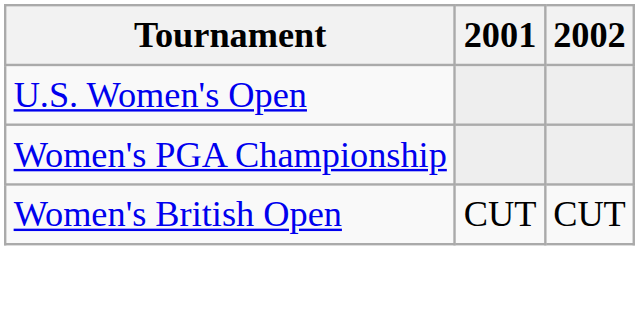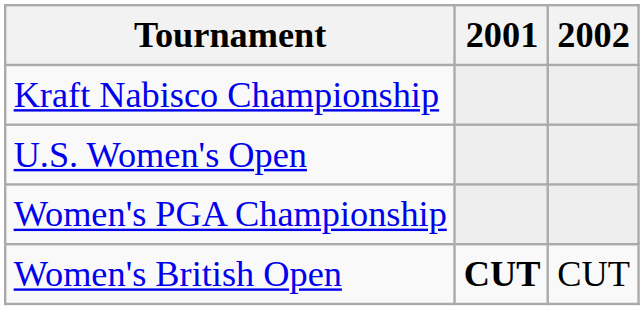+ row: (226, 94)
(500, 214) normal -> (502, 274) bold
